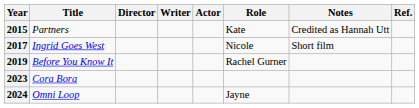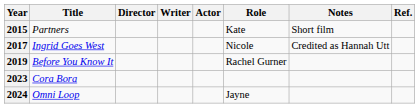(340, 29) Credited as Hannah Utt -> (313, 29) Short film
(313, 45) Short film -> (340, 45) Credited as Hannah Utt
